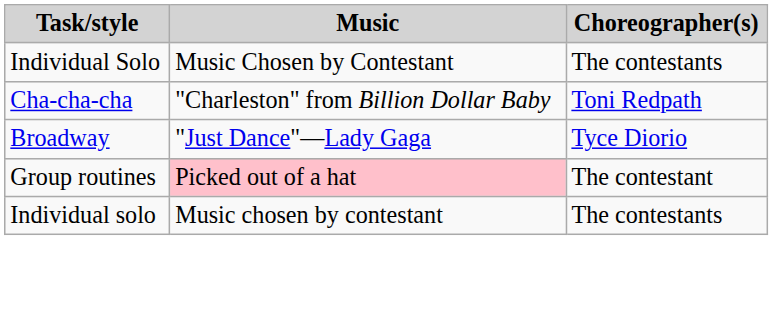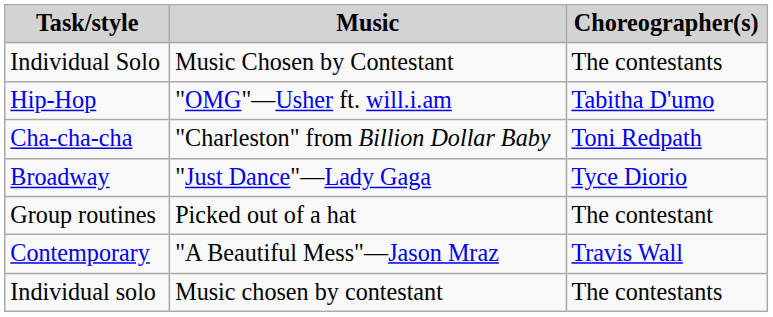+ row: (53, 100)
(266, 176) pink background -> (266, 215) no background
+ row: (80, 253)
